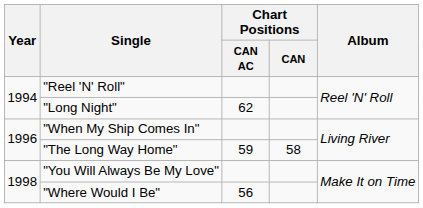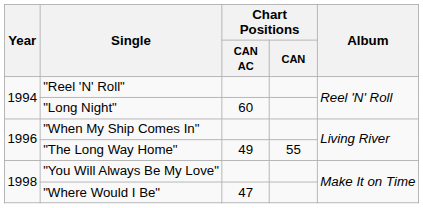(246, 108) 62 -> (246, 108) 60
(246, 150) 59 -> (246, 150) 49
(293, 150) 58 -> (293, 150) 55
(246, 192) 56 -> (246, 192) 47
